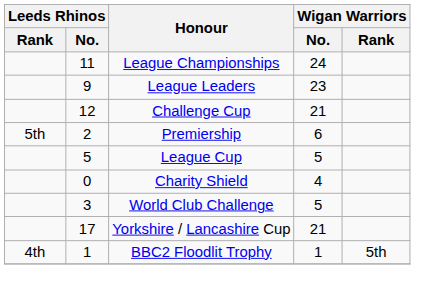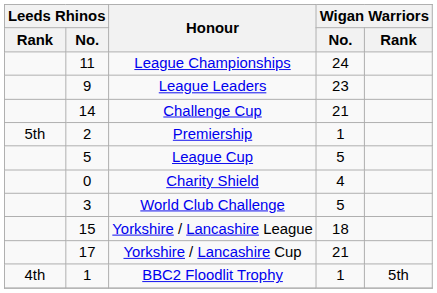(87, 110) 12 -> (87, 110) 14
(318, 134) 6 -> (340, 134) 1
+ row: (213, 228)
